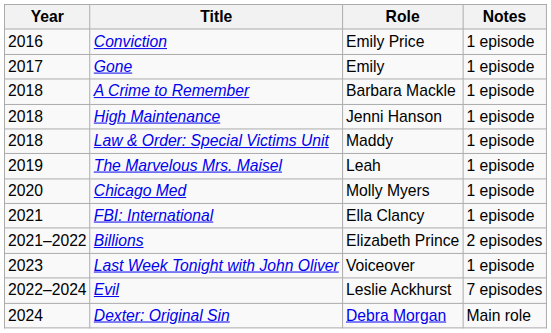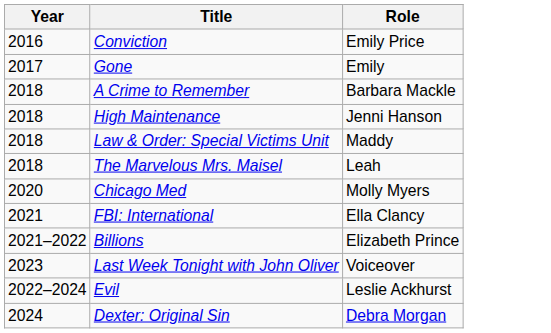- column: (504, 16)
(26, 166) 2019 -> (26, 166) 2018
